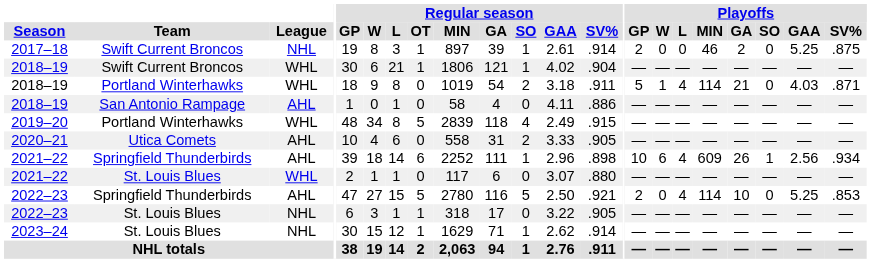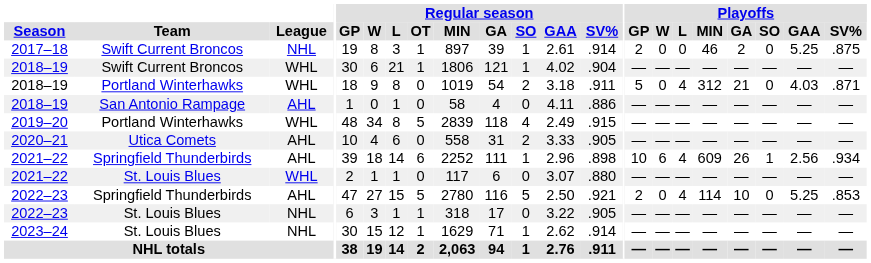(663, 85) 1 -> (663, 85) 0
(710, 85) 114 -> (710, 85) 312
